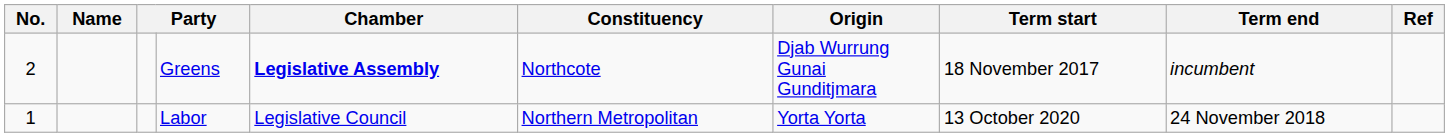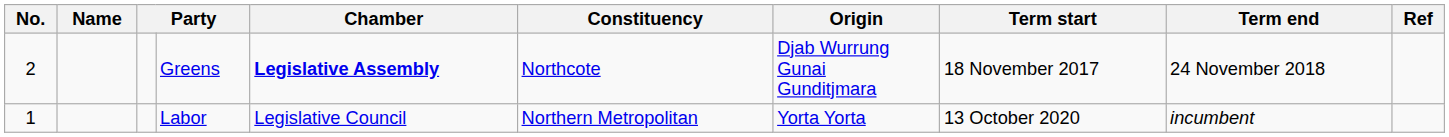(1212, 68) incumbent -> (1248, 68) 24 November 2018
(1248, 117) 24 November 2018 -> (1212, 117) incumbent
